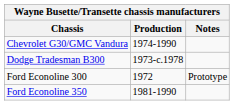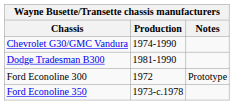(158, 60) 1973-c.1978 -> (154, 60) 1981-1990
(154, 92) 1981-1990 -> (158, 92) 1973-c.1978
